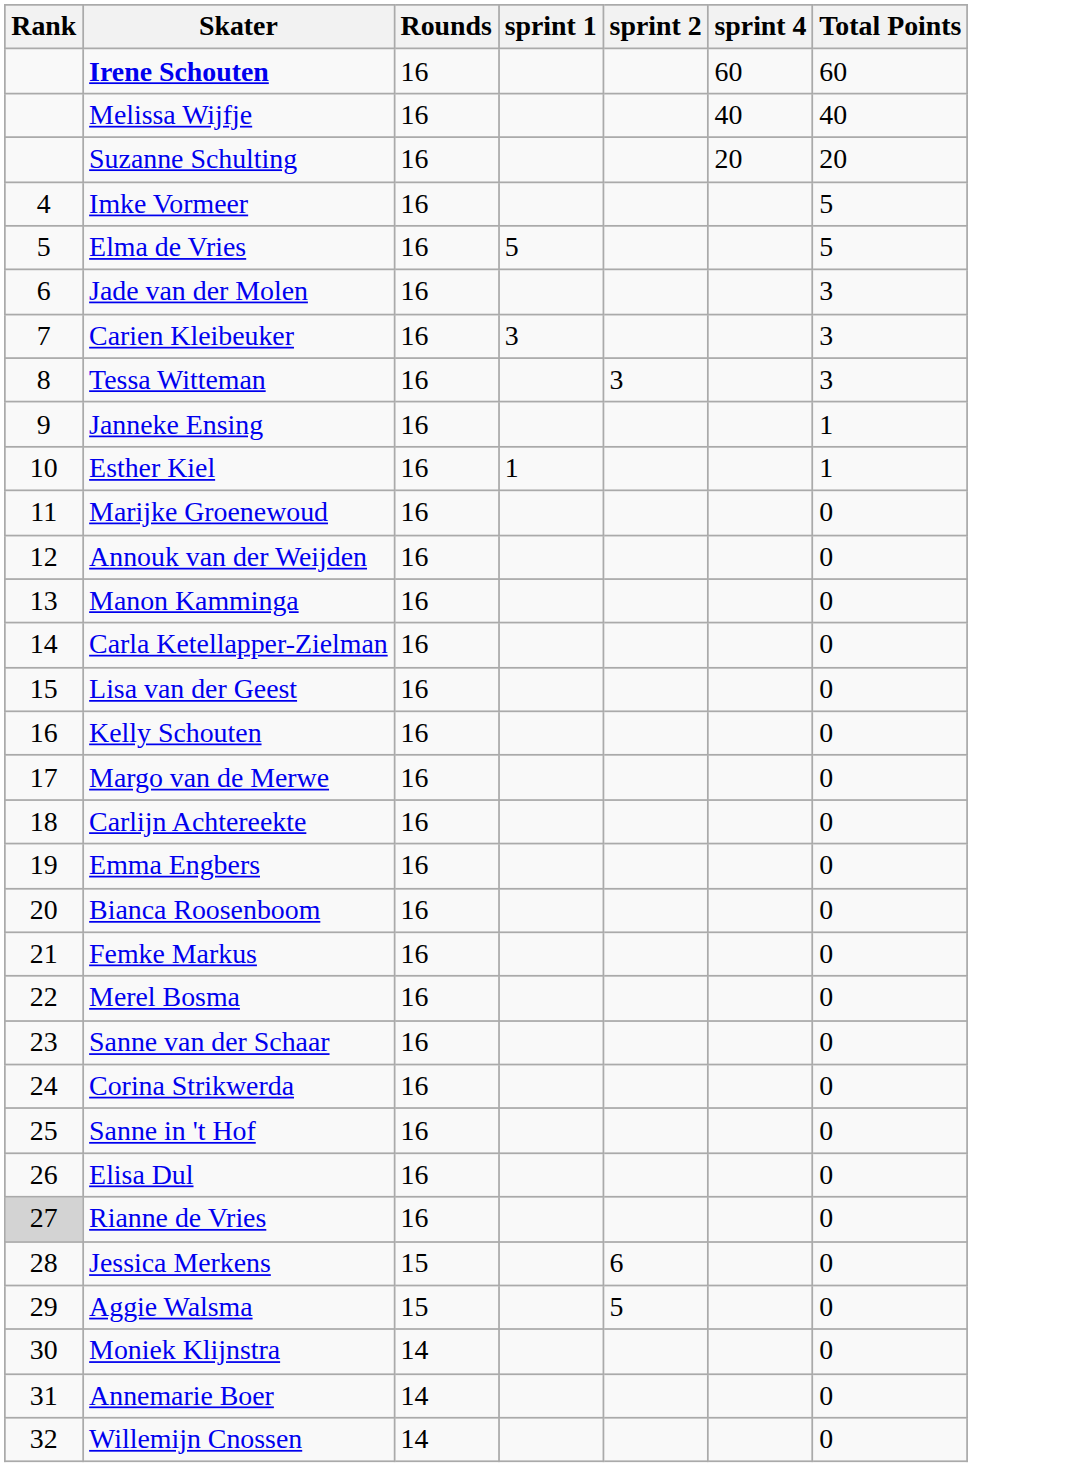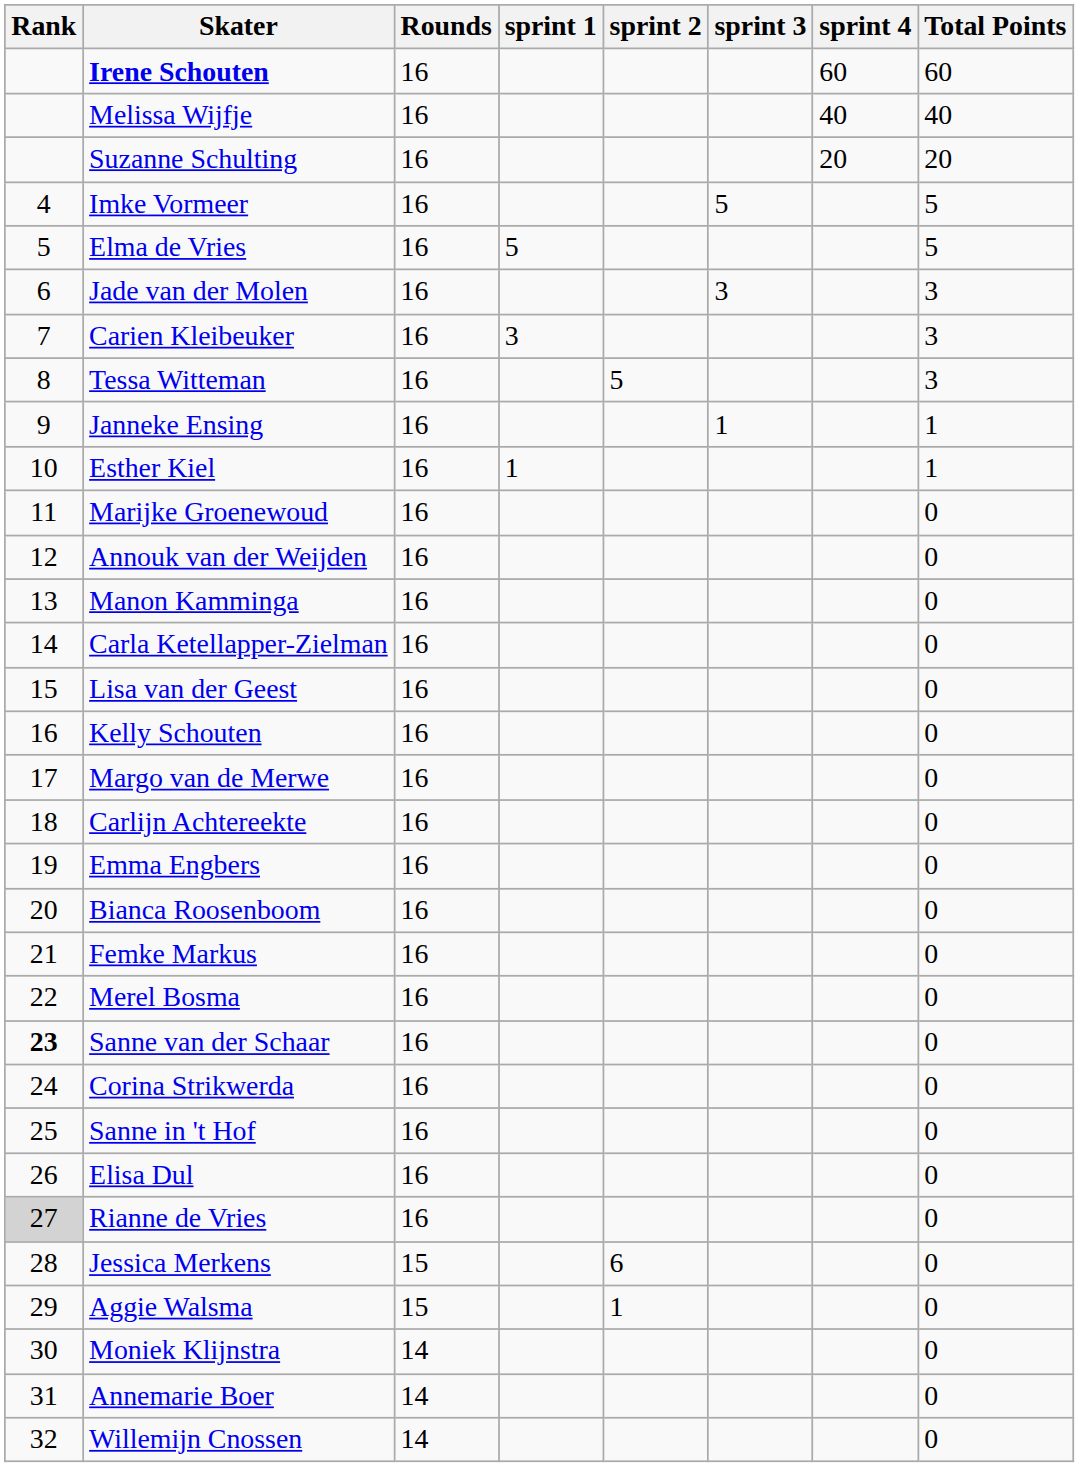+ column: (760, 26)
(617, 379) 3 -> (617, 379) 5
(44, 1042) normal -> (44, 1042) bold
(617, 1306) 5 -> (617, 1306) 1
